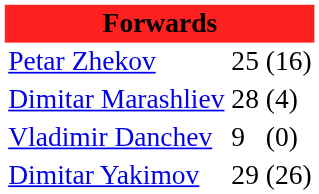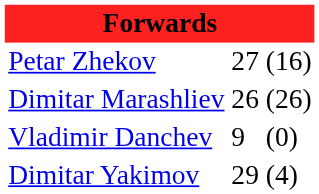(245, 61) 25 -> (245, 61) 27
(245, 98) 28 -> (245, 98) 26
(282, 98) (4) -> (289, 98) (26)
(289, 174) (26) -> (282, 174) (4)
